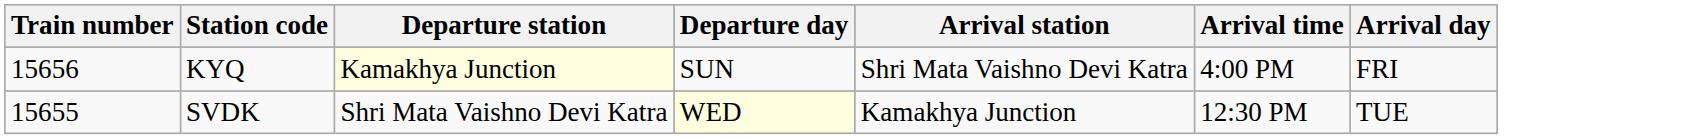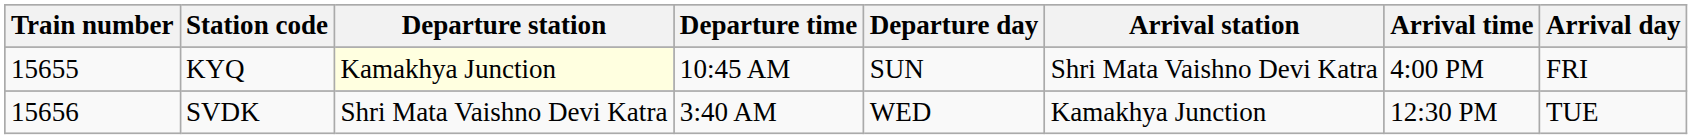+ column: (769, 25)
(45, 68) 15656 -> (45, 68) 15655
(45, 111) 15655 -> (45, 111) 15656
(711, 111) lightyellow background -> (901, 111) no background
